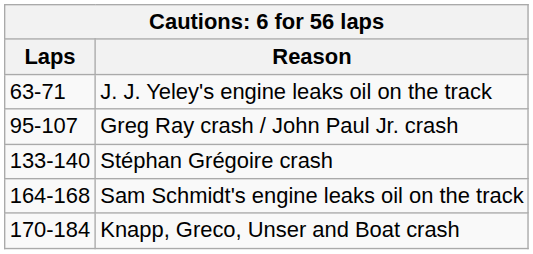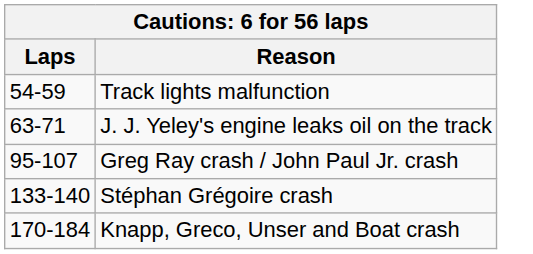+ row: (215, 91)
- row: (312, 195)
